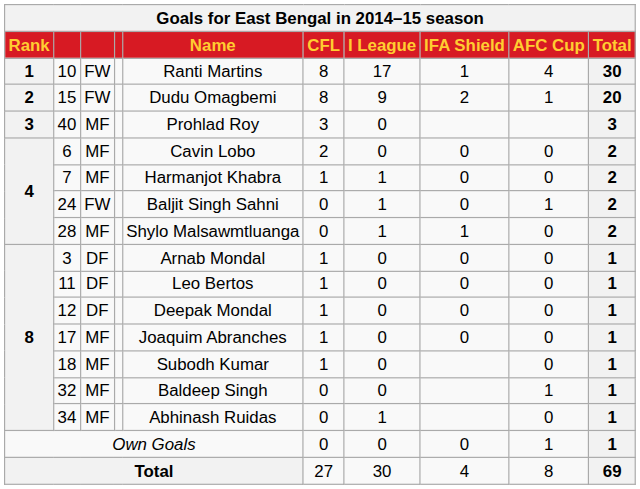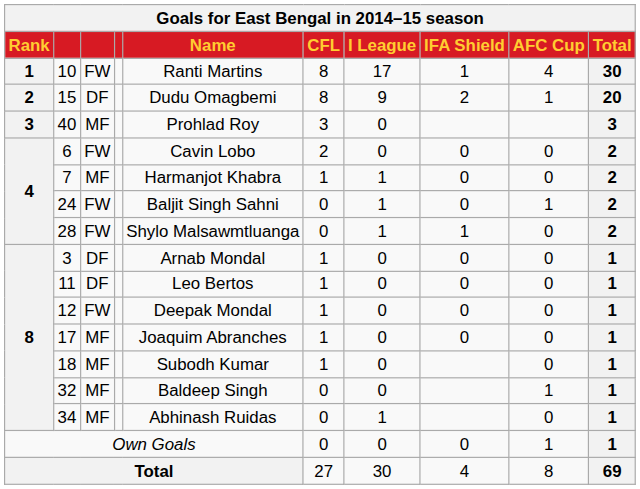(97, 98) FW -> (97, 98) DF
(97, 151) MF -> (97, 151) FW
(97, 231) MF -> (97, 231) FW
(97, 311) DF -> (97, 311) FW
